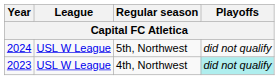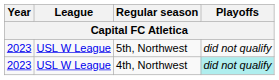(19, 48) 2024 -> (19, 48) 2023
